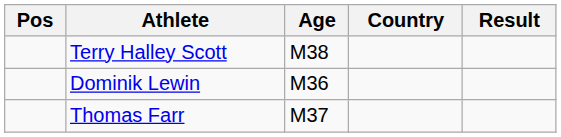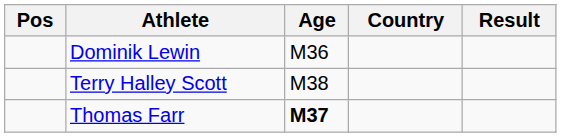rows swapped: (135, 83) <-> (148, 52)
(309, 115) normal -> (309, 115) bold
